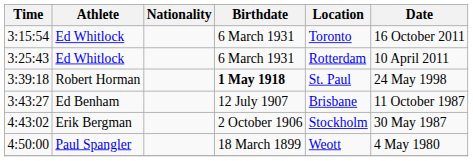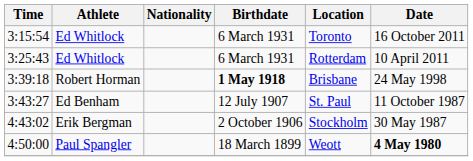(330, 79) St. Paul -> (333, 79) Brisbane
(333, 101) Brisbane -> (330, 101) St. Paul
(407, 144) normal -> (408, 144) bold
